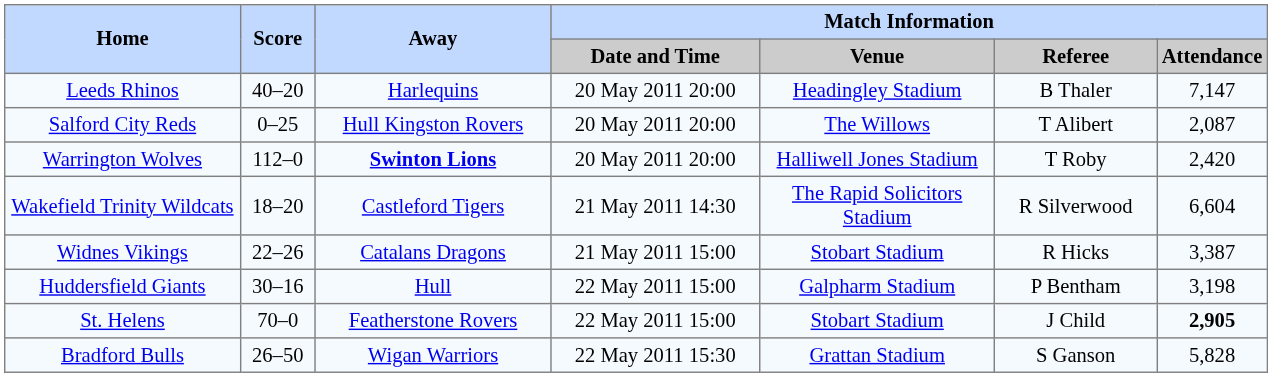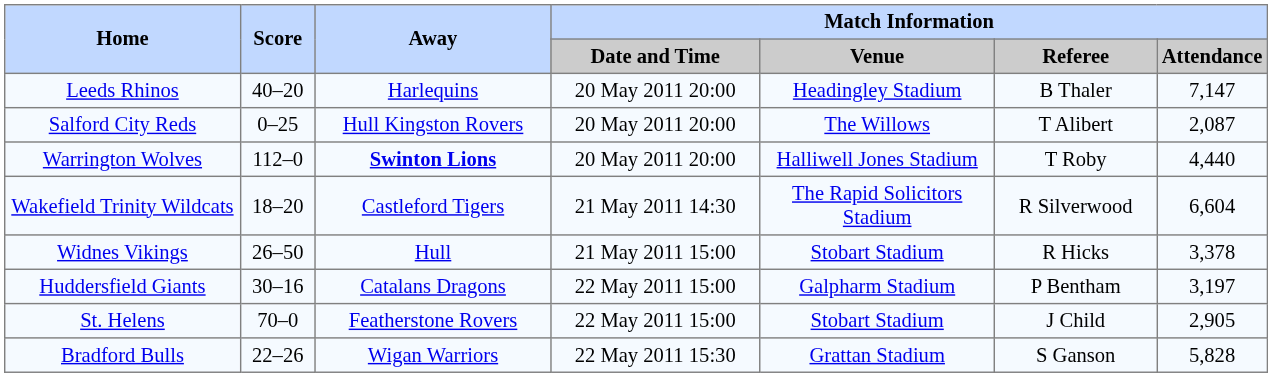(1212, 158) 2,420 -> (1212, 158) 4,440
(278, 251) 22–26 -> (278, 251) 26–50
(433, 251) Catalans Dragons -> (433, 251) Hull
(1212, 251) 3,387 -> (1212, 251) 3,378
(433, 286) Hull -> (433, 286) Catalans Dragons
(1212, 286) 3,198 -> (1212, 286) 3,197
(1212, 320) bold -> (1212, 320) normal
(278, 354) 26–50 -> (278, 354) 22–26
